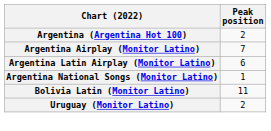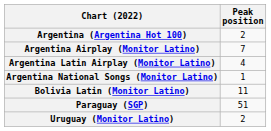(243, 63) 6 -> (243, 63) 4
+ row: (112, 105)
